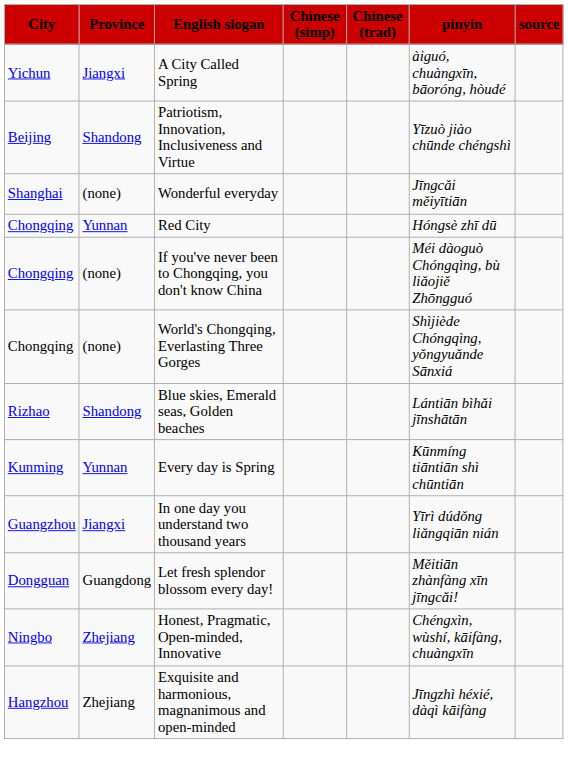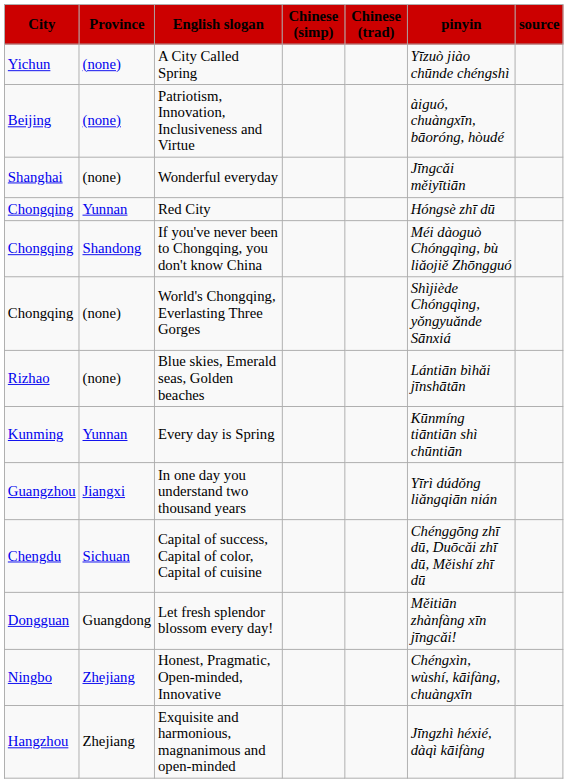(104, 72) Jiangxi -> (102, 64) (none)
(459, 72) àiguó, chuàngxīn, bāoróng, hòudé -> (460, 64) Yīzuò jiào chūnde chéngshì
(112, 137) Shandong -> (102, 120) (none)
(462, 137) Yīzuò jiào chūnde chéngshì -> (457, 120) àiguó, chuàngxīn, bāoróng, hòudé
(102, 273) (none) -> (112, 248) Shandong
(112, 411) Shandong -> (102, 378) (none)
+ row: (213, 555)
